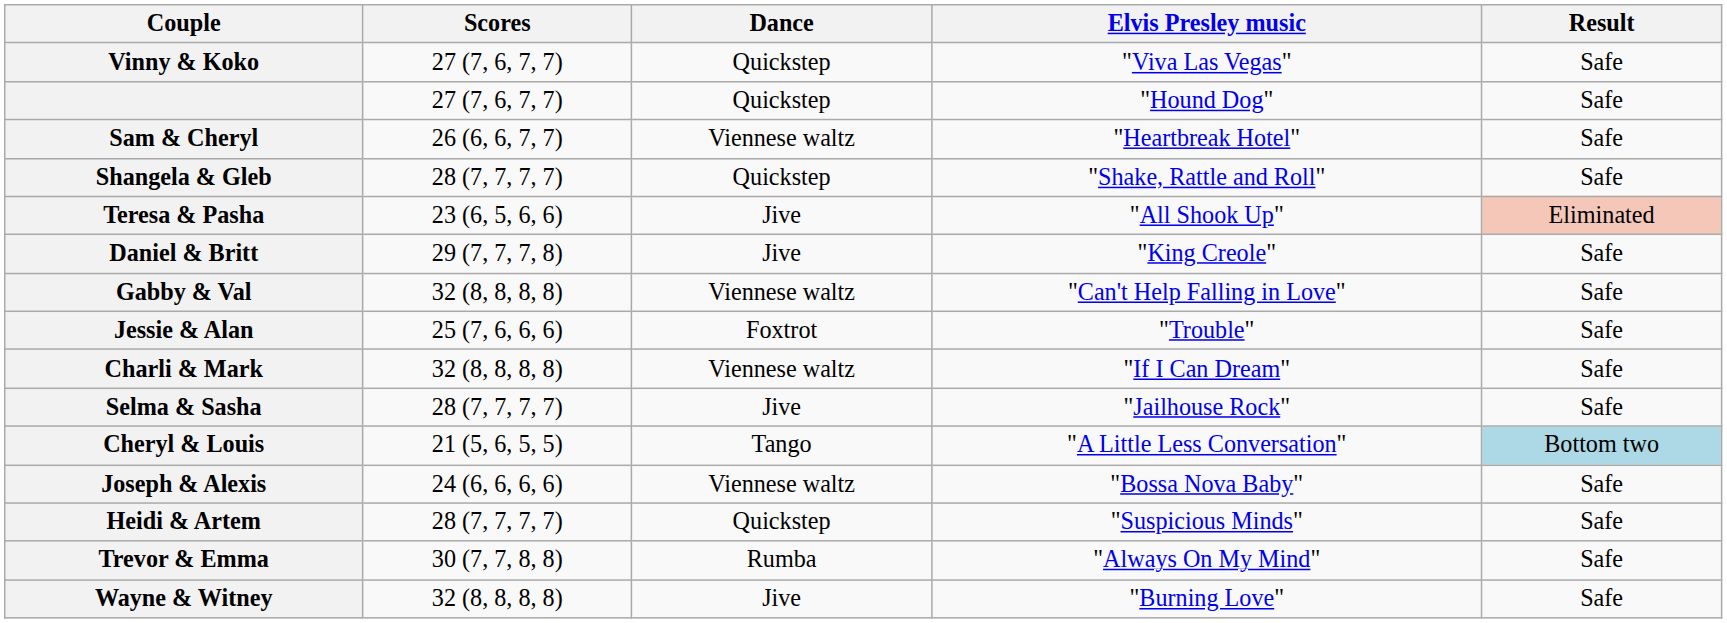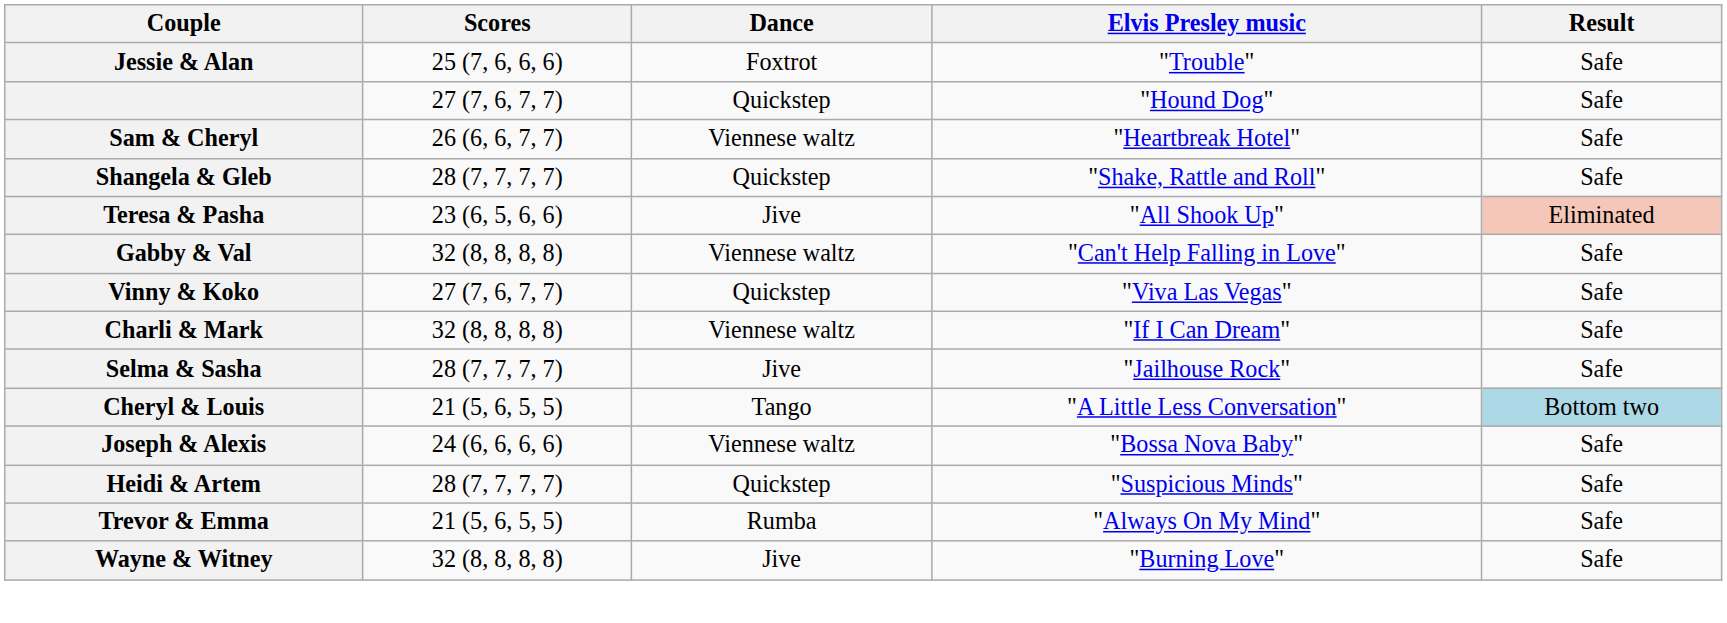rows swapped: (184, 330) <-> (184, 61)
- row: (184, 253)
(497, 560) 30 (7, 7, 8, 8) -> (497, 521) 21 (5, 6, 5, 5)
